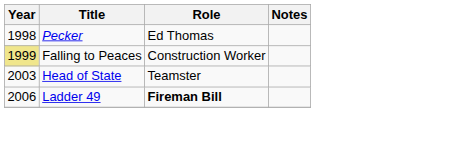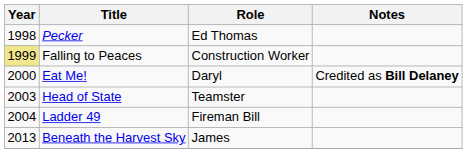+ row: (65, 76)
(22, 96) 2006 -> (22, 117) 2004
(185, 96) bold -> (226, 117) normal
+ row: (114, 138)
